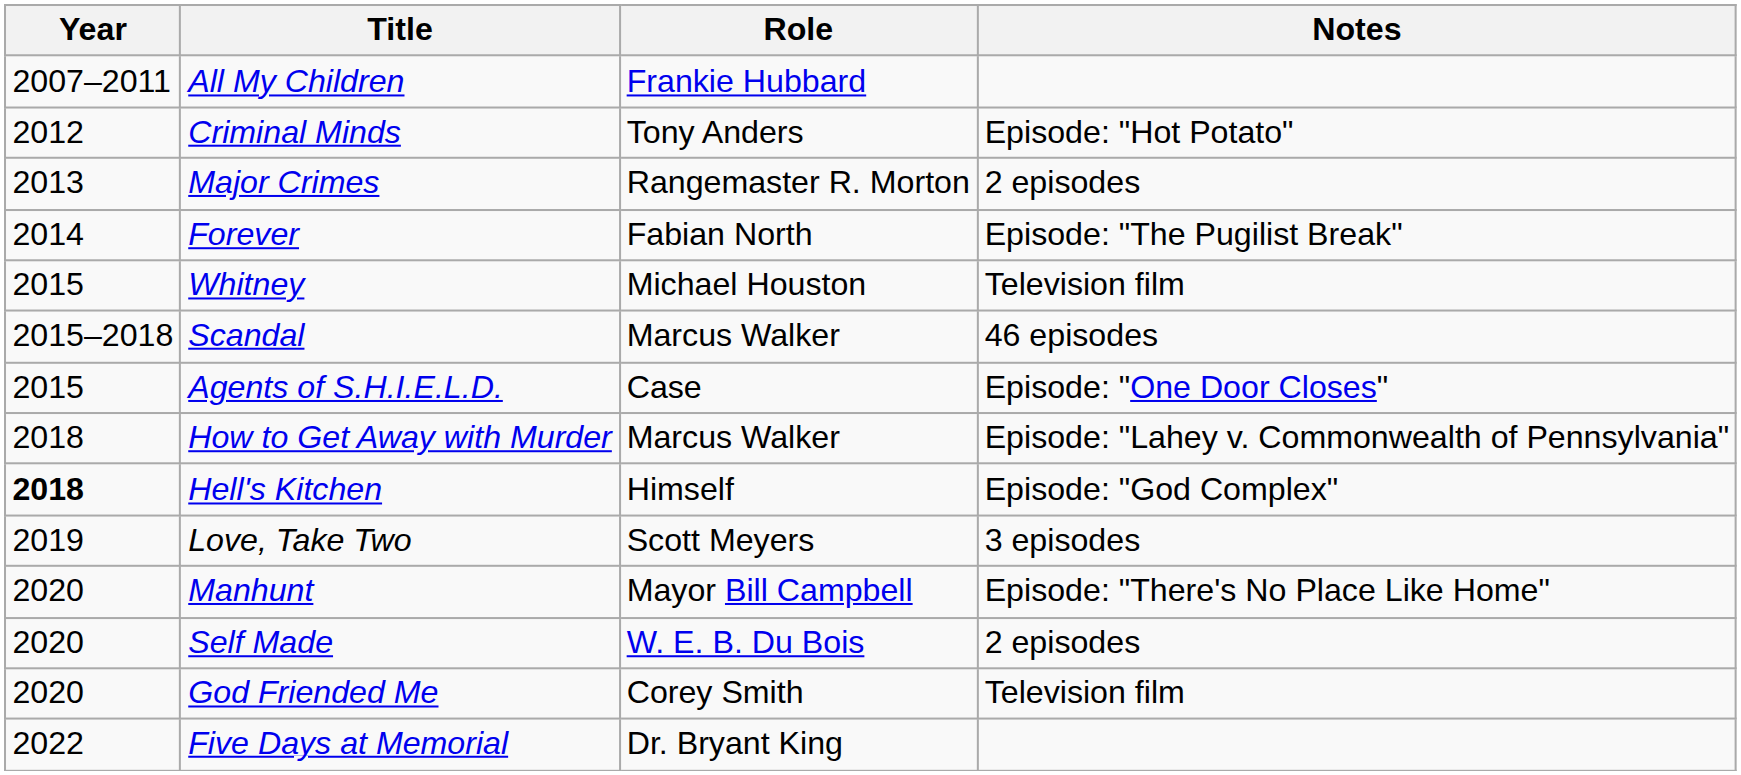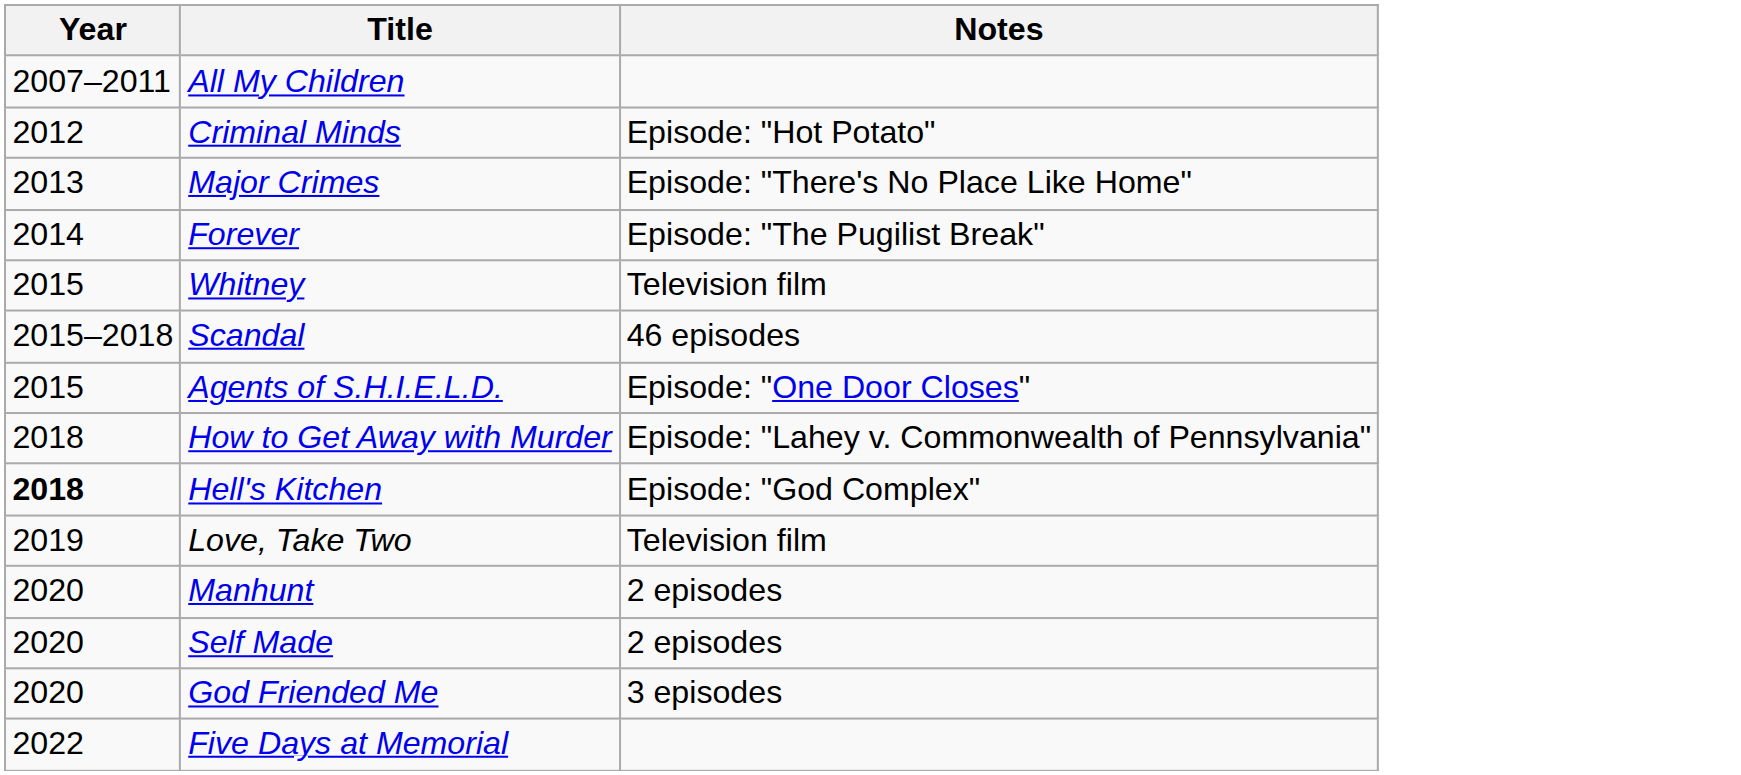- column: (798, 30)
(1062, 183) 2 episodes -> (909, 183) Episode: "There's No Place Like Home"
(1062, 540) 3 episodes -> (727, 540) Television film
(1267, 591) Episode: "There's No Place Like Home" -> (704, 591) 2 episodes
(1085, 693) Television film -> (704, 693) 3 episodes
